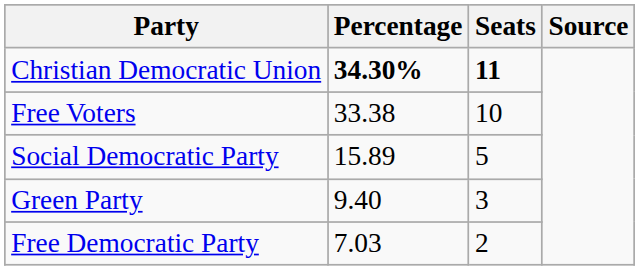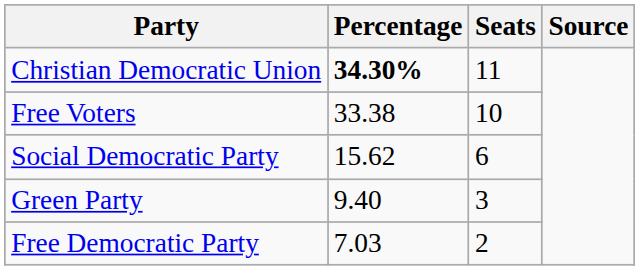(488, 69) bold -> (488, 69) normal
(365, 156) 15.89 -> (365, 156) 15.62
(482, 156) 5 -> (482, 156) 6
